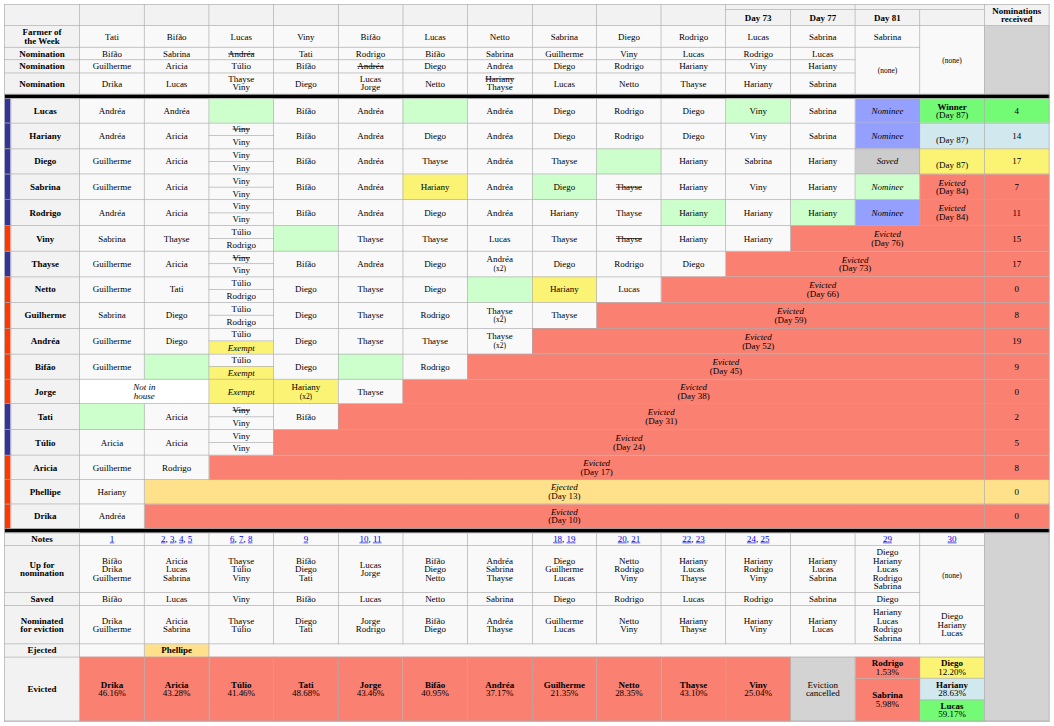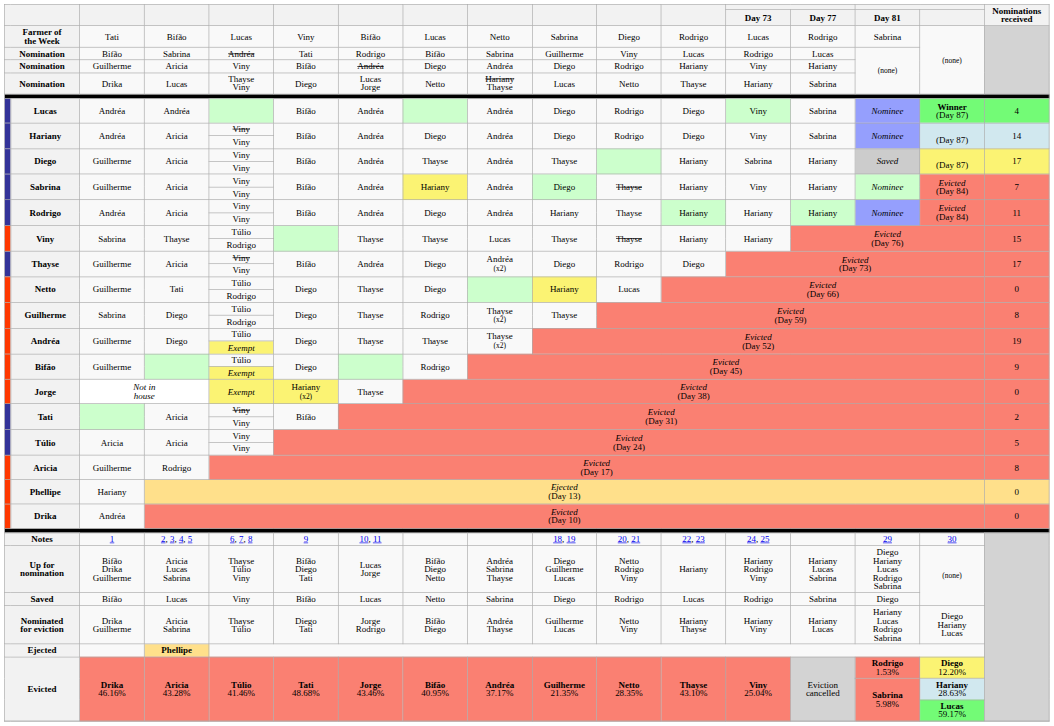(823, 36) Sabrina -> (823, 36) Rodrigo
(241, 66) Túlio -> (241, 66) Viny
(694, 569) Hariany Lucas Thayse -> (694, 569) Hariany
